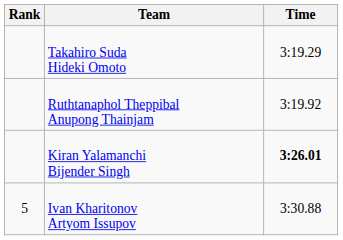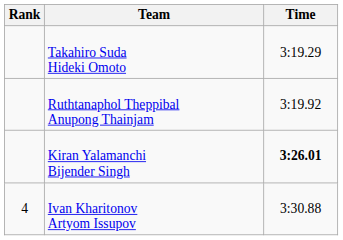(25, 208) 5 -> (25, 208) 4
